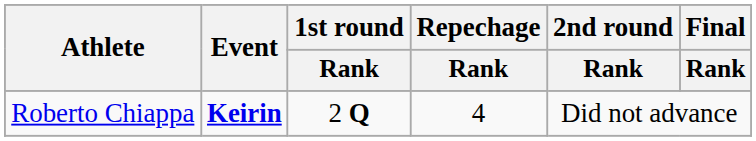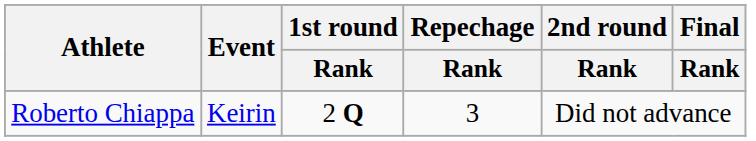(244, 113) bold -> (241, 113) normal
(478, 113) 4 -> (472, 113) 3
